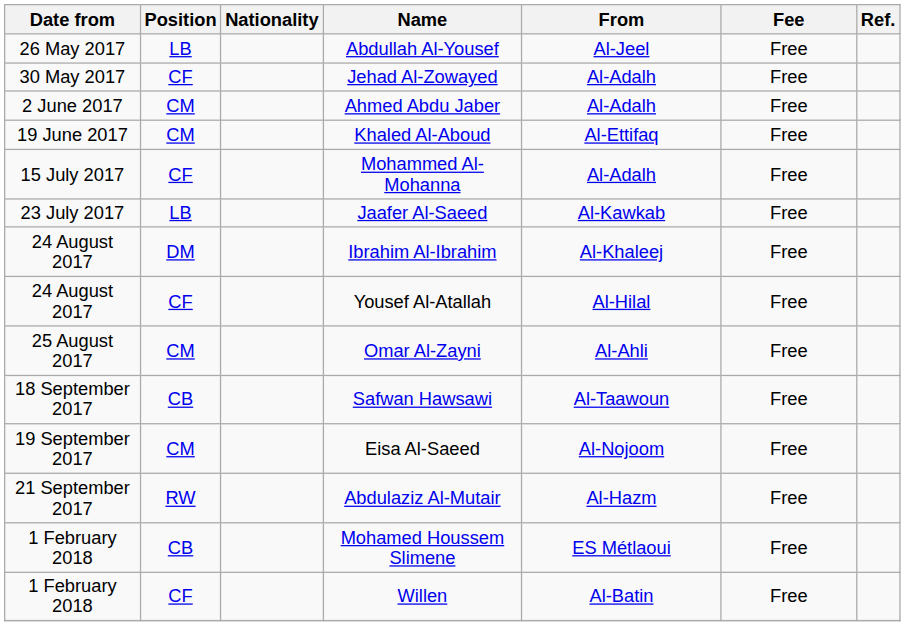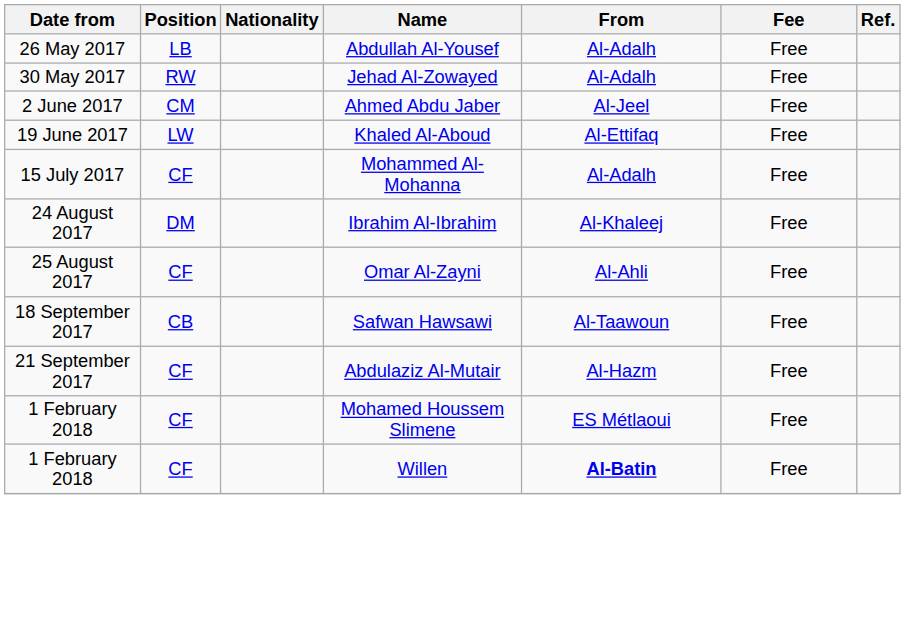(621, 48) Al-Jeel -> (621, 48) Al-Adalh
(181, 77) CF -> (181, 77) RW
(621, 106) Al-Adalh -> (621, 106) Al-Jeel
(181, 135) CM -> (181, 135) LW
- row: (422, 213)
- row: (422, 301)
(181, 351) CM -> (181, 273) CF
- row: (422, 449)
(181, 498) RW -> (181, 371) CF
(181, 547) CB -> (181, 420) CF
(621, 597) normal -> (621, 469) bold
